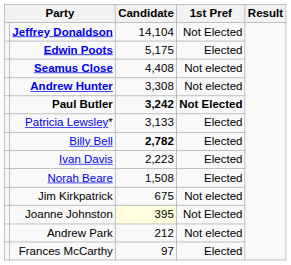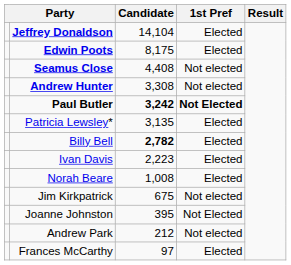(213, 31) Not Elected -> (223, 31) Elected
(159, 50) 5,175 -> (159, 50) 8,175
(159, 123) 3,133 -> (159, 123) 3,135
(159, 178) 1,508 -> (159, 178) 1,008
(164, 214) lightyellow background -> (164, 214) no background
